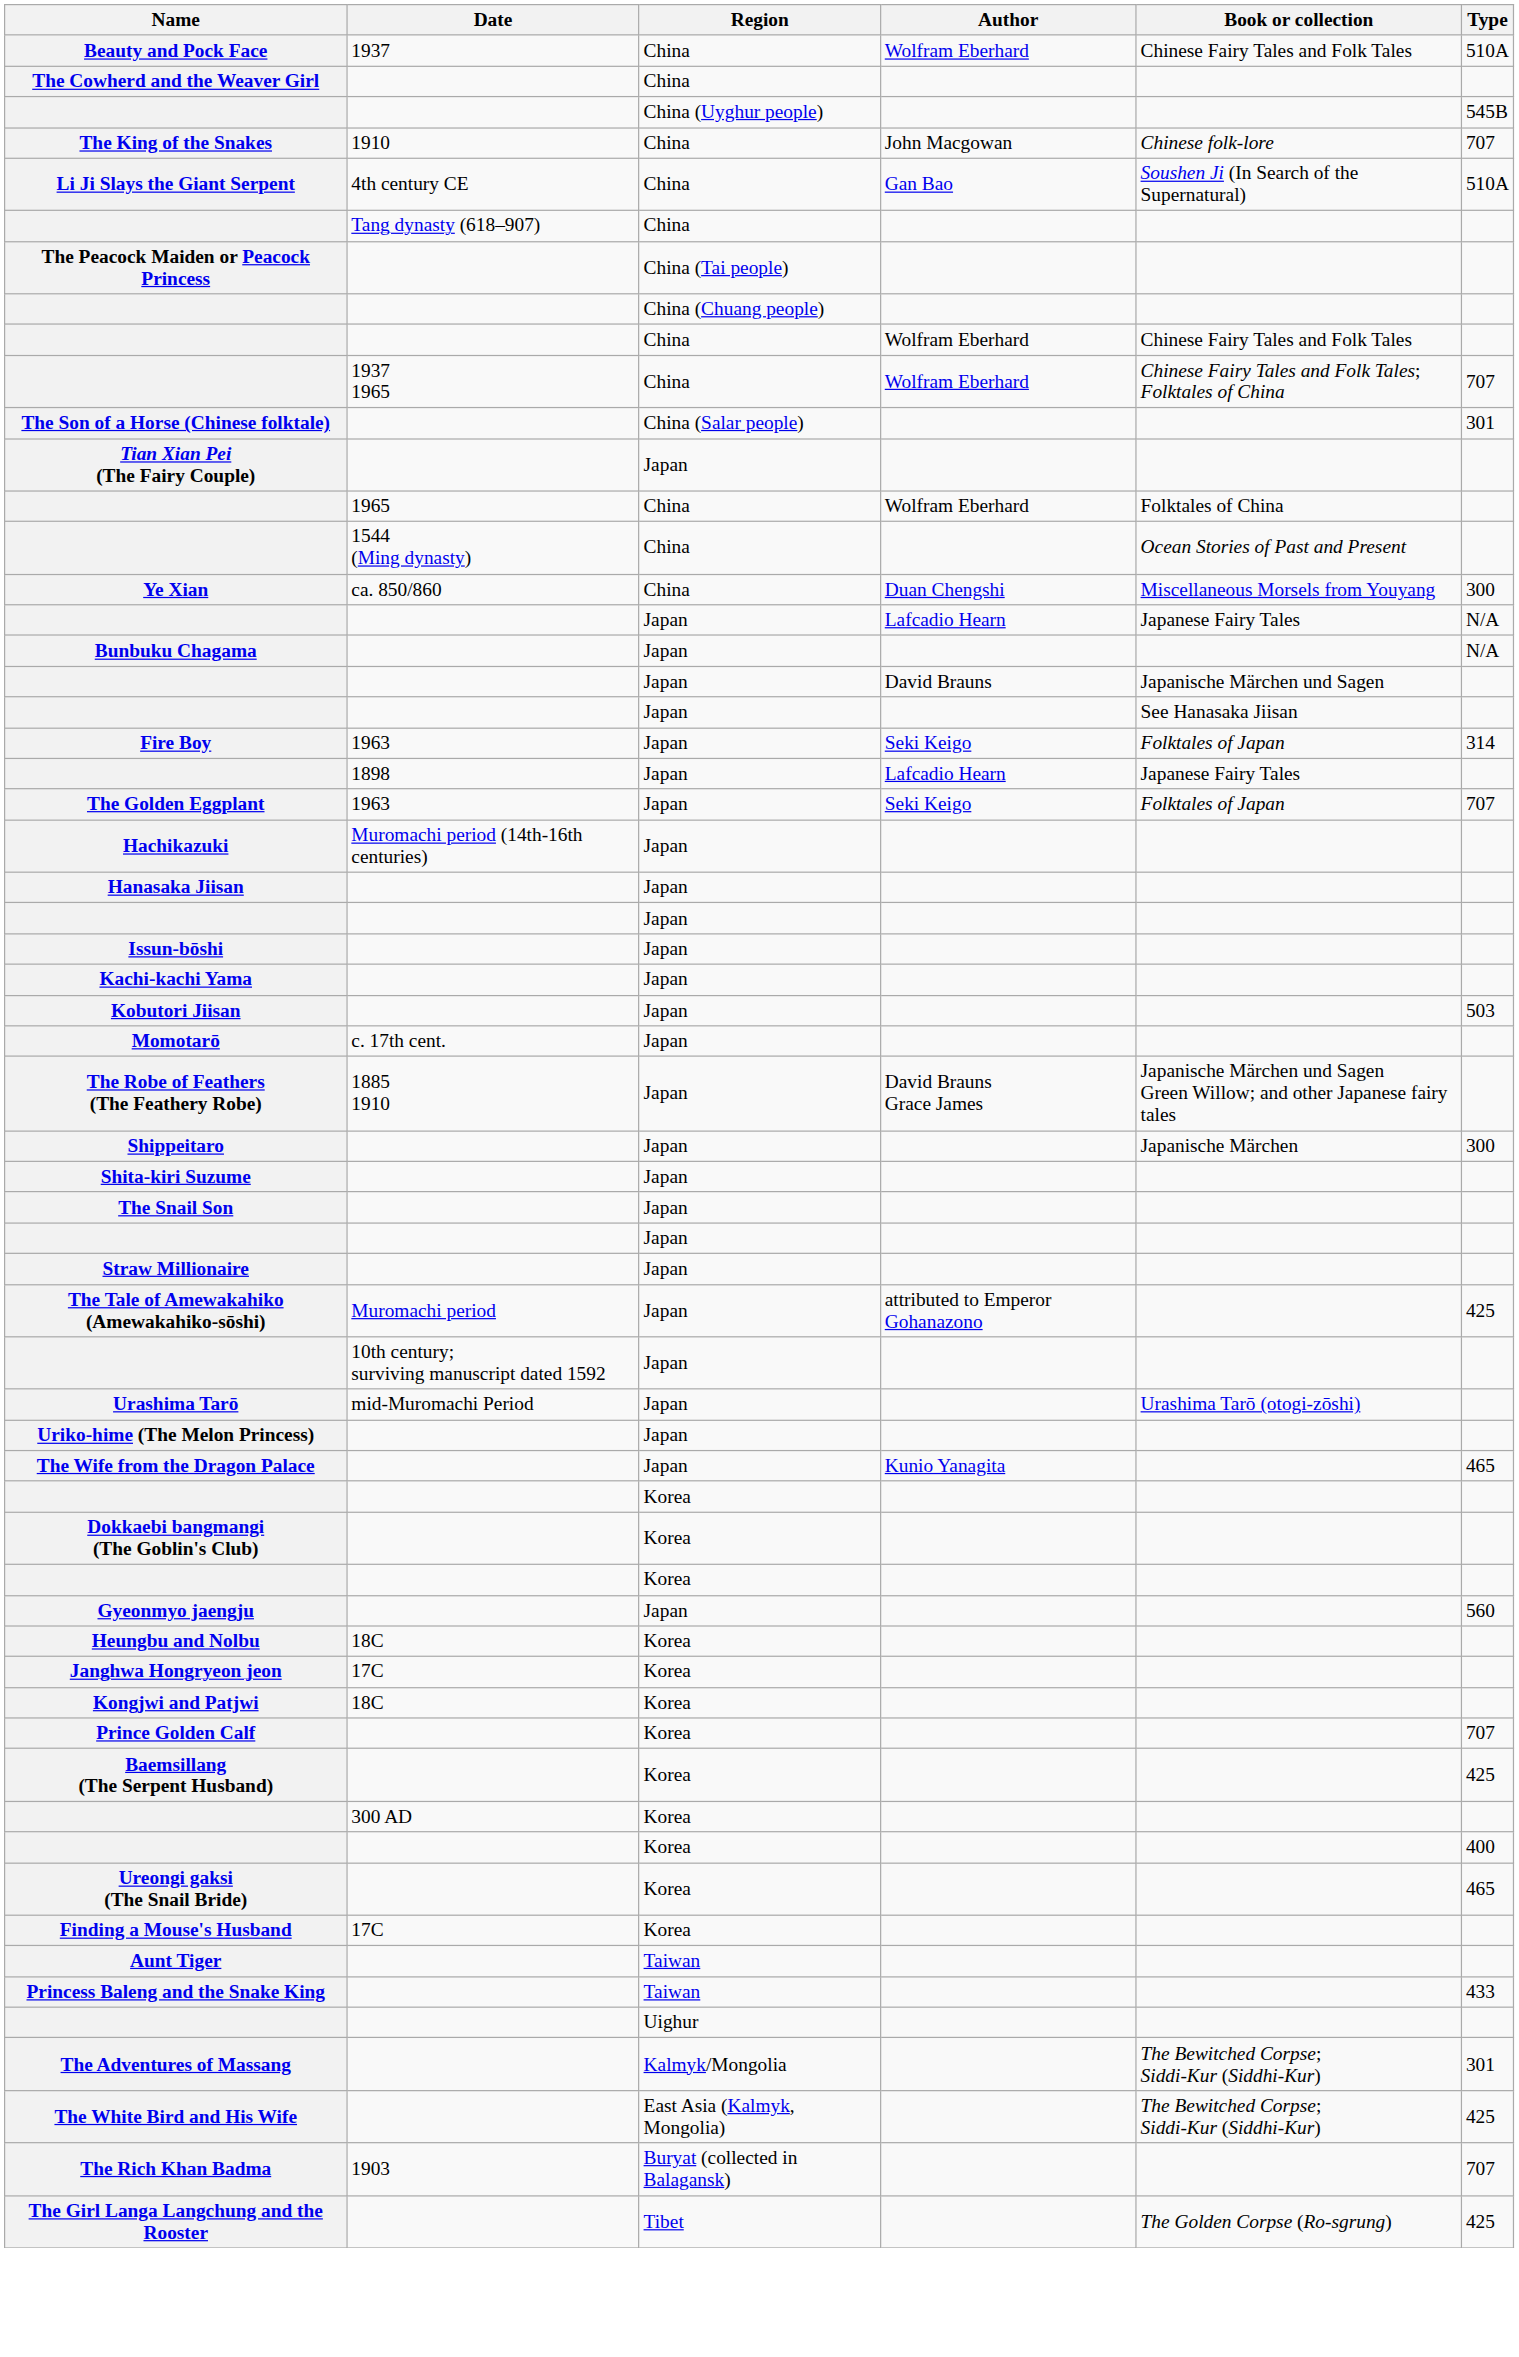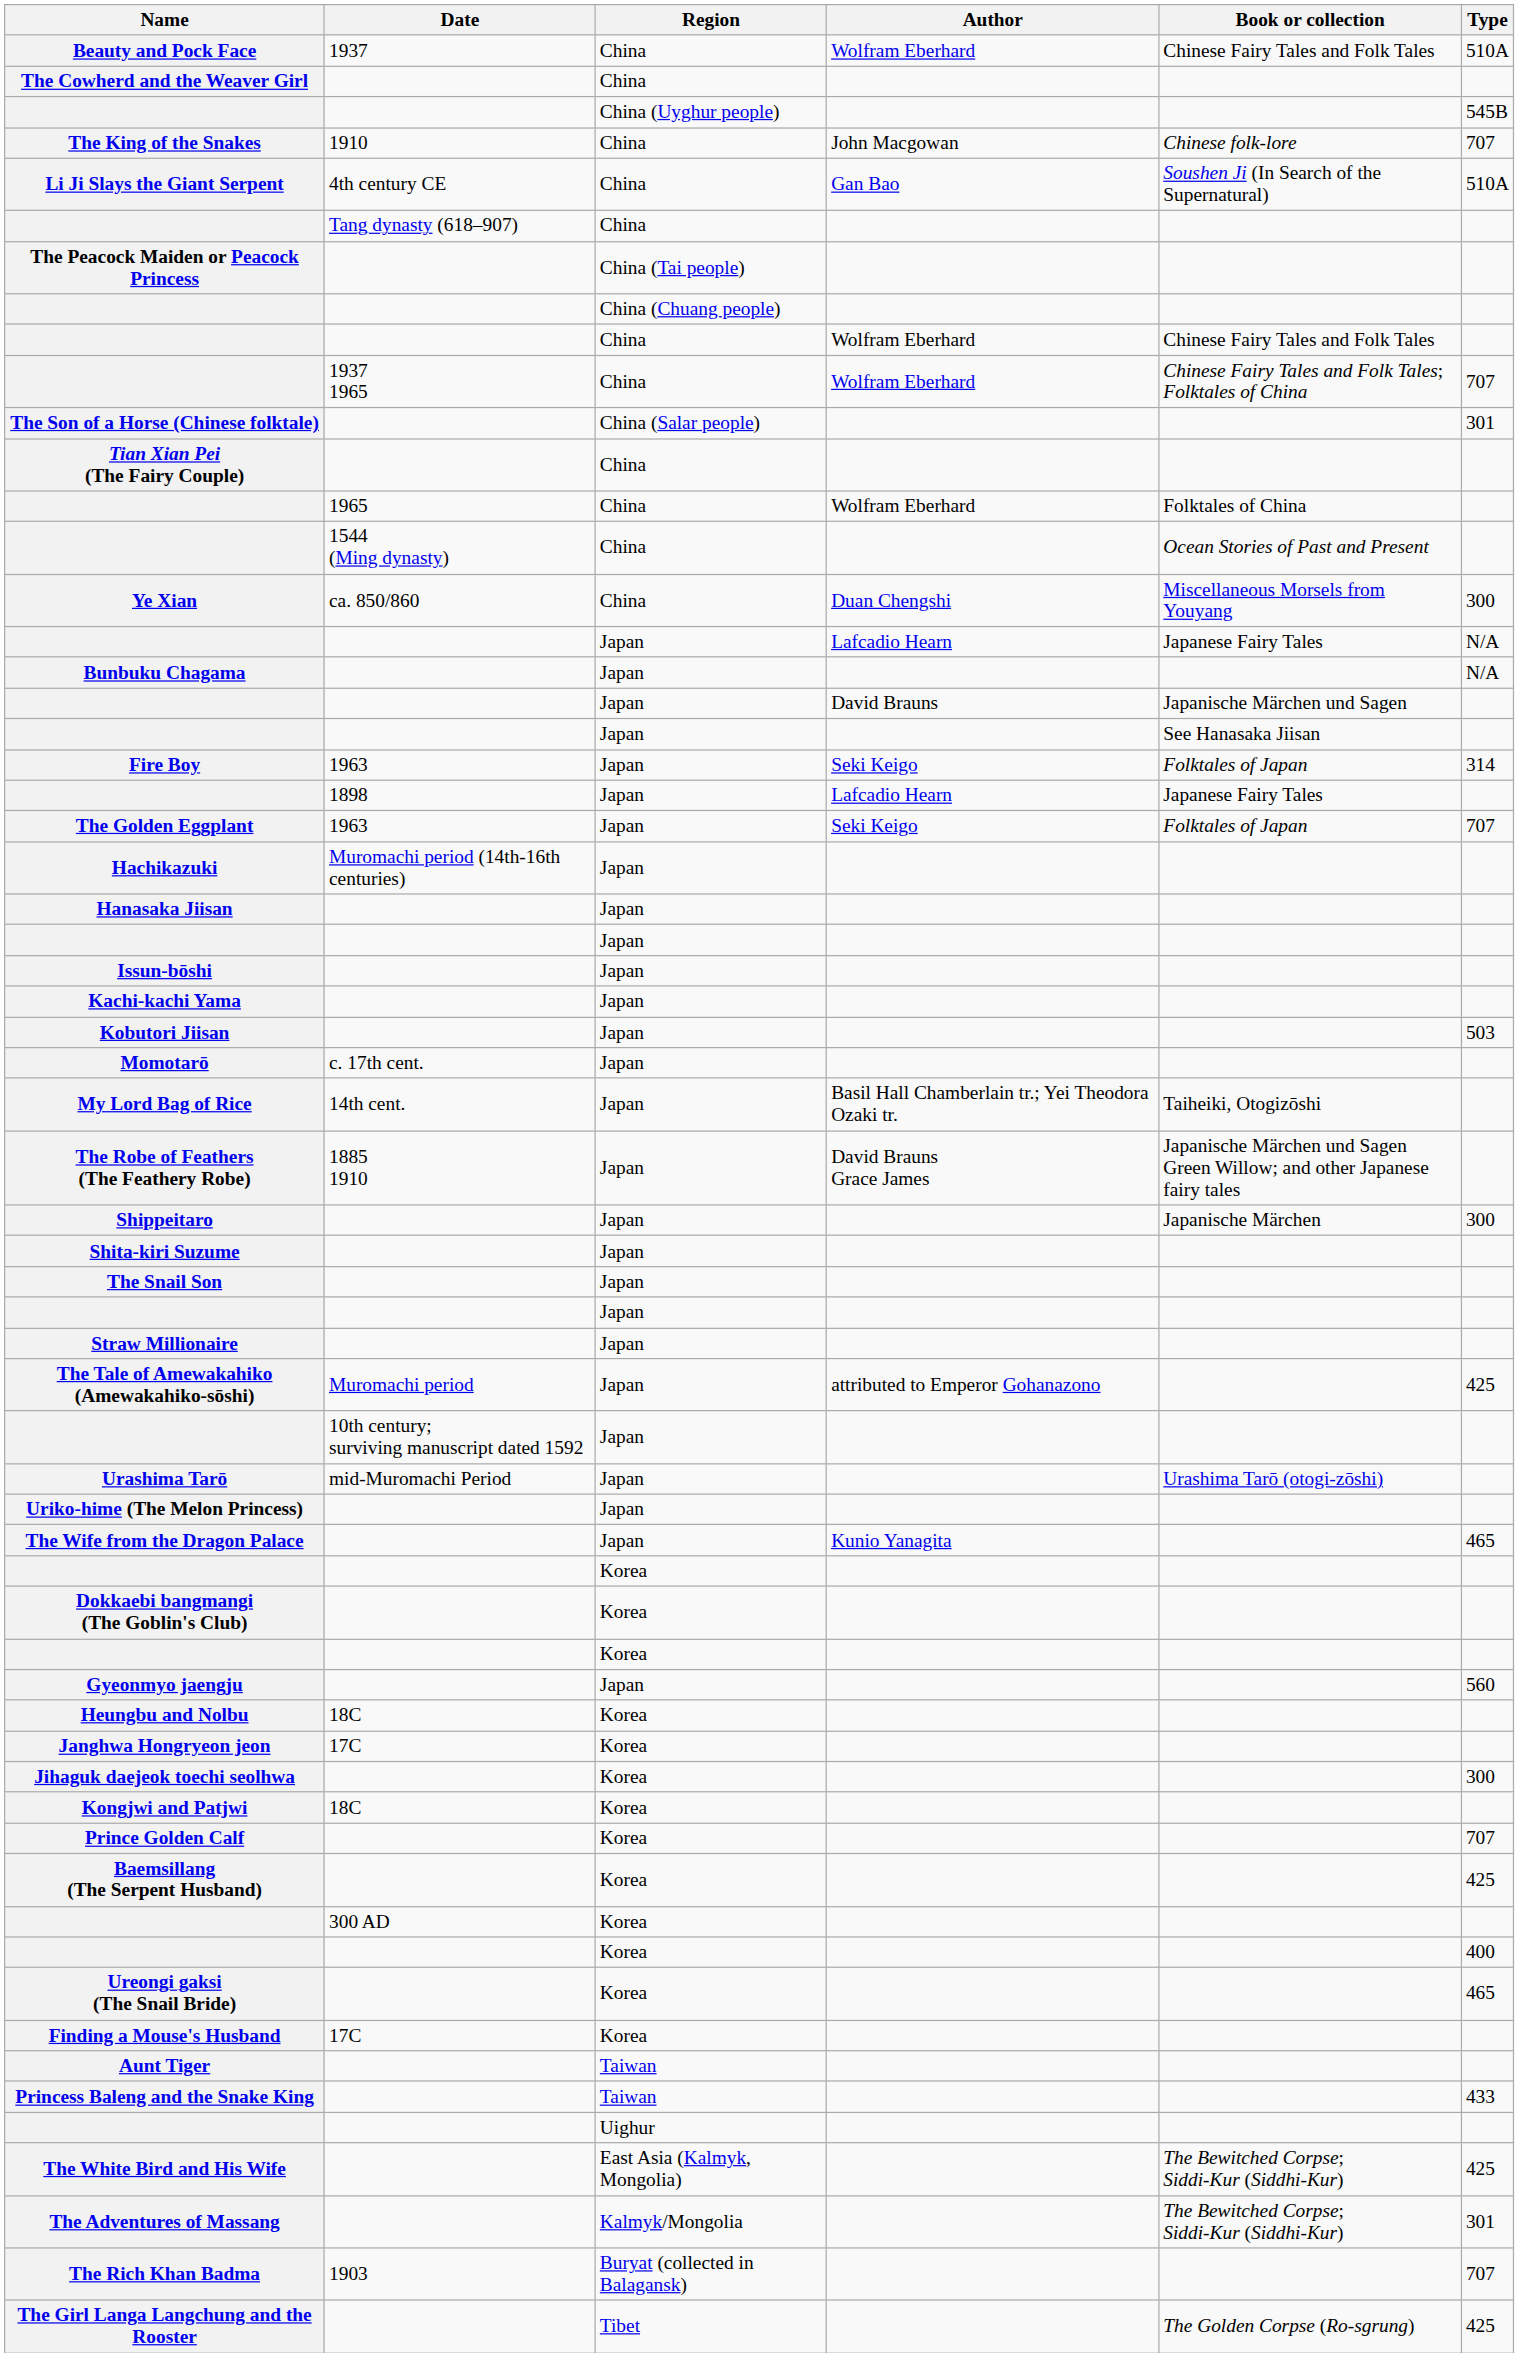(666, 464) Japan -> (623, 464) China
+ row: (165, 1104)
+ row: (165, 1776)
rows swapped: (176, 2063) <-> (176, 2116)
